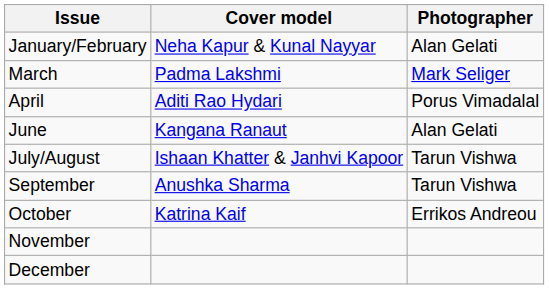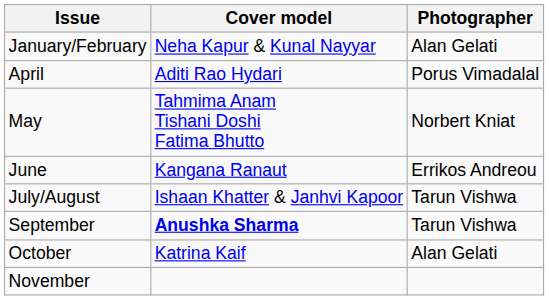- row: (33, 74)
+ row: (25, 121)
(454, 130) Alan Gelati -> (474, 169) Errikos Andreou
(222, 185) normal -> (227, 225) bold
(474, 213) Errikos Andreou -> (454, 253) Alan Gelati
- row: (49, 269)
